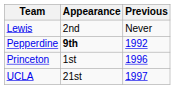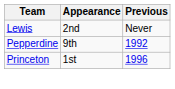(70, 44) bold -> (70, 44) normal
- row: (20, 76)
